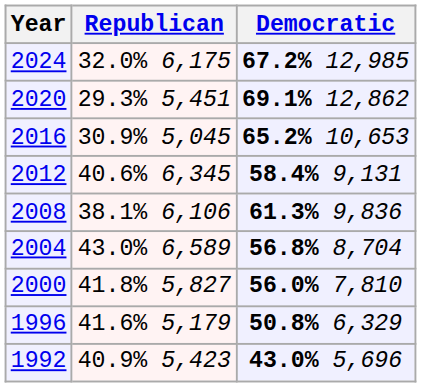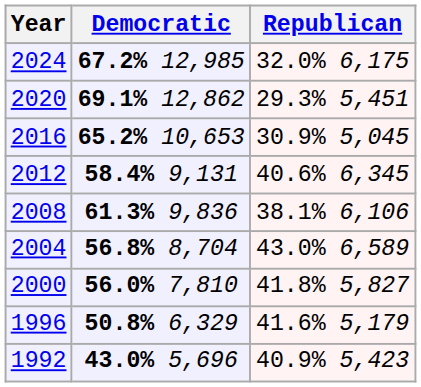columns swapped: (154, 25) <-> (326, 25)
